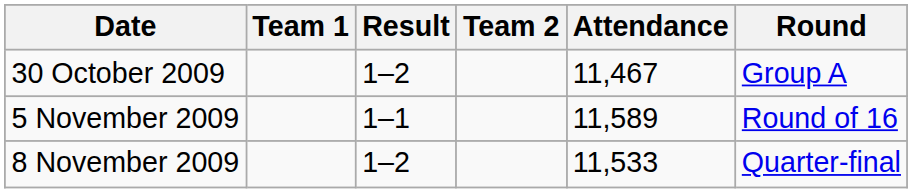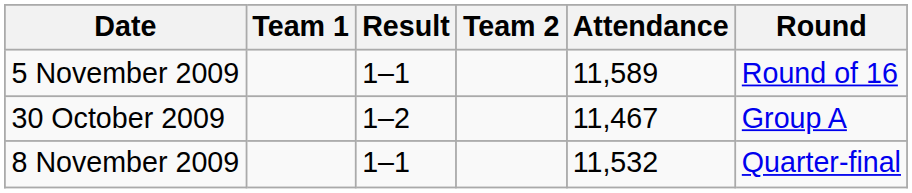rows swapped: (118, 72) <-> (125, 118)
(386, 163) 1–2 -> (386, 163) 1–1
(615, 163) 11,533 -> (615, 163) 11,532
